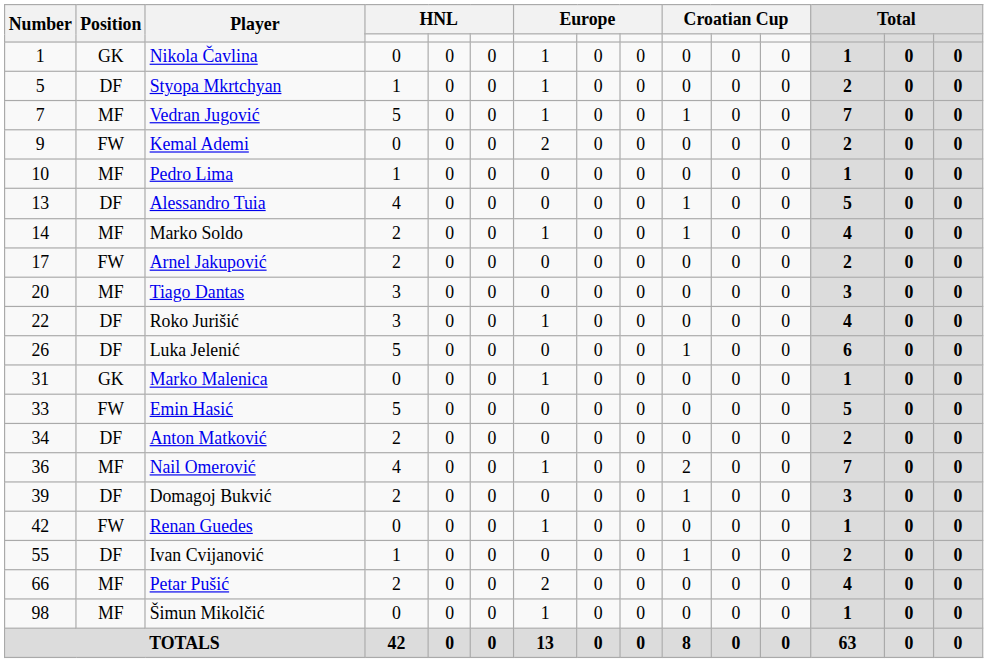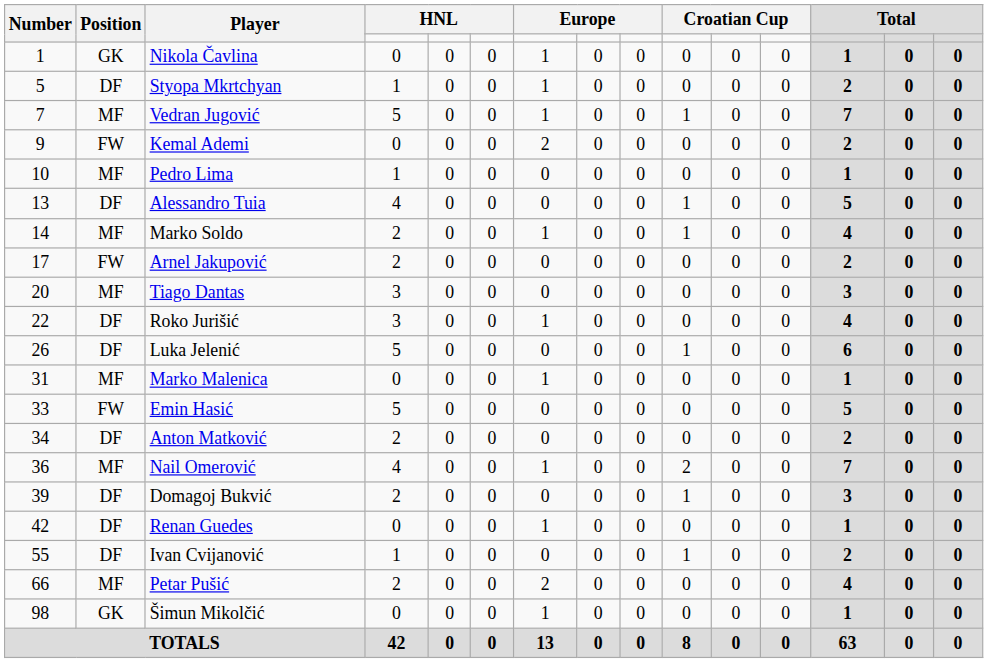(111, 379) GK -> (111, 379) MF
(111, 526) FW -> (111, 526) DF
(111, 614) MF -> (111, 614) GK
